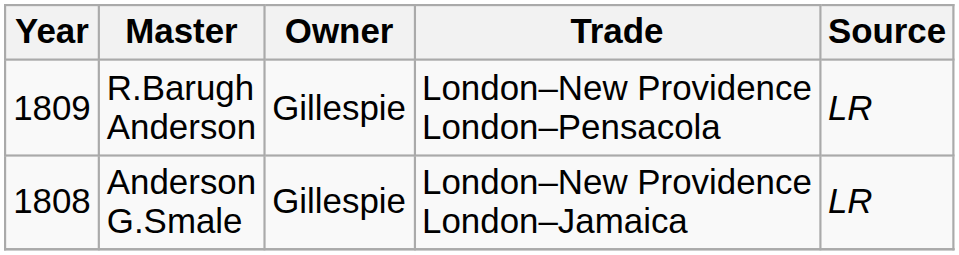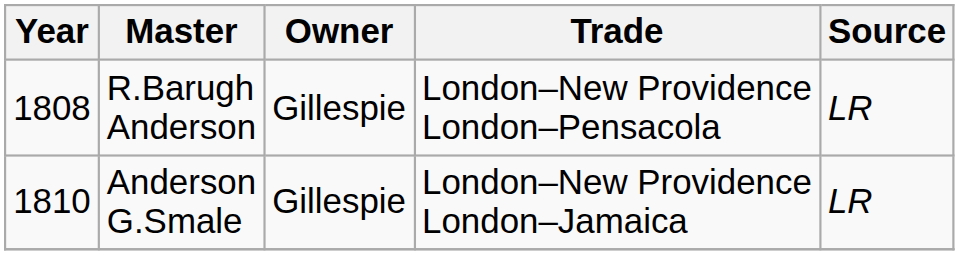(52, 107) 1809 -> (52, 107) 1808
(52, 201) 1808 -> (52, 201) 1810
